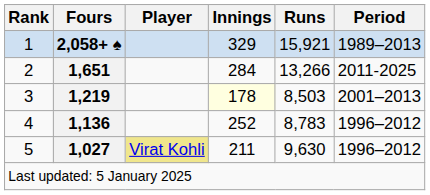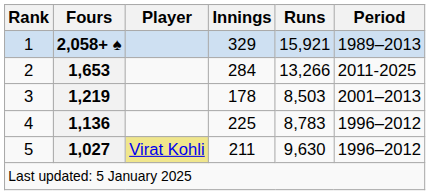(89, 70) 1,651 -> (89, 70) 1,653
(242, 96) lightyellow background -> (242, 96) no background
(242, 123) 252 -> (242, 123) 225
